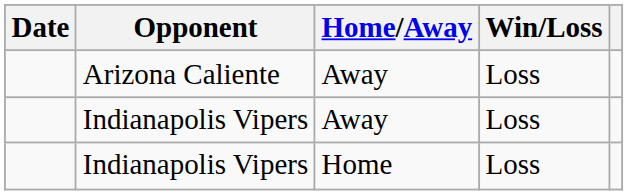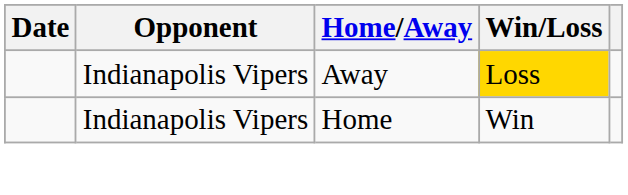- row: (181, 73)
(513, 119) no background -> (513, 73) gold background
(513, 165) Loss -> (510, 119) Win
